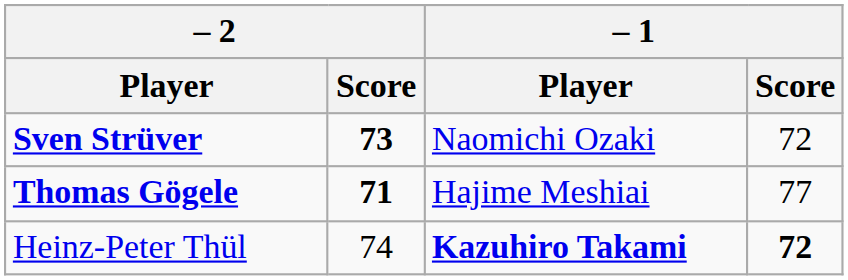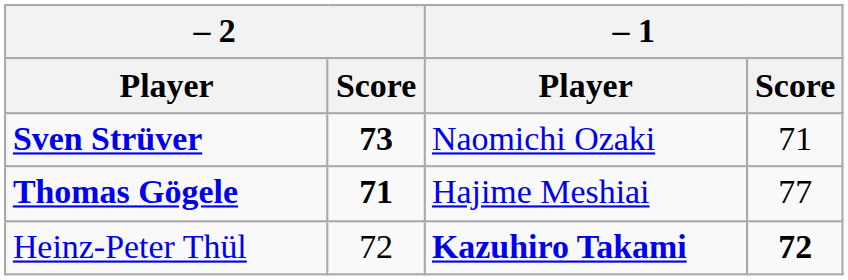(795, 138) 72 -> (795, 138) 71
(376, 246) 74 -> (376, 246) 72
